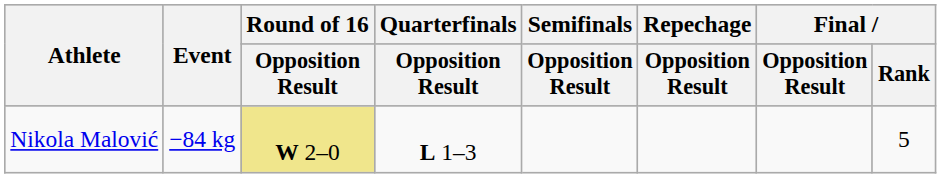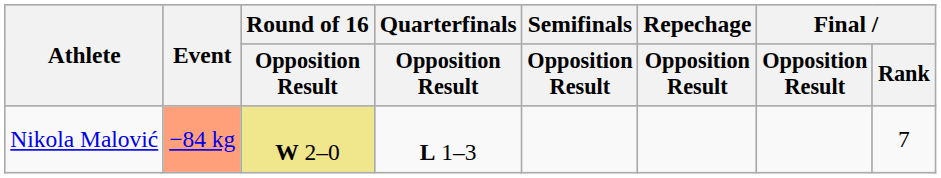(202, 139) no background -> (202, 139) lightsalmon background
(904, 139) 5 -> (904, 139) 7
